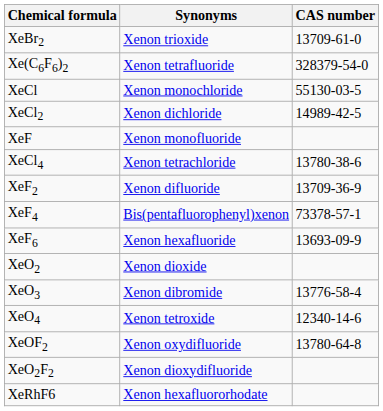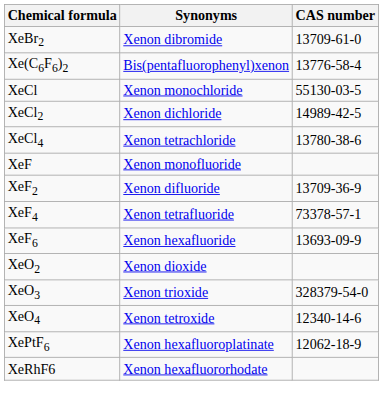(166, 39) Xenon trioxide -> (173, 39) Xenon dibromide
(179, 65) Xenon tetrafluoride -> (206, 65) Bis(pentafluorophenyl)xenon
(332, 65) 328379-54-0 -> (328, 65) 13776-58-4
rows swapped: (25, 162) <-> (20, 138)
(206, 214) Bis(pentafluorophenyl)xenon -> (179, 214) Xenon tetrafluoride
(173, 292) Xenon dibromide -> (166, 292) Xenon trioxide
(328, 292) 13776-58-4 -> (332, 292) 328379-54-0
- row: (28, 344)
- row: (31, 370)
+ row: (29, 344)
